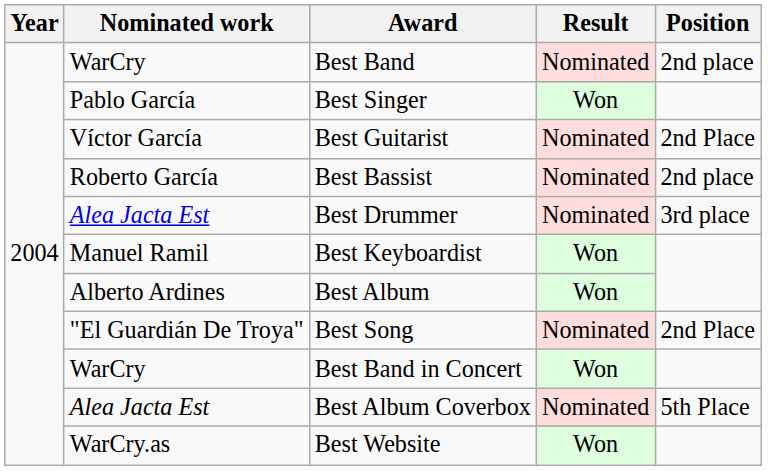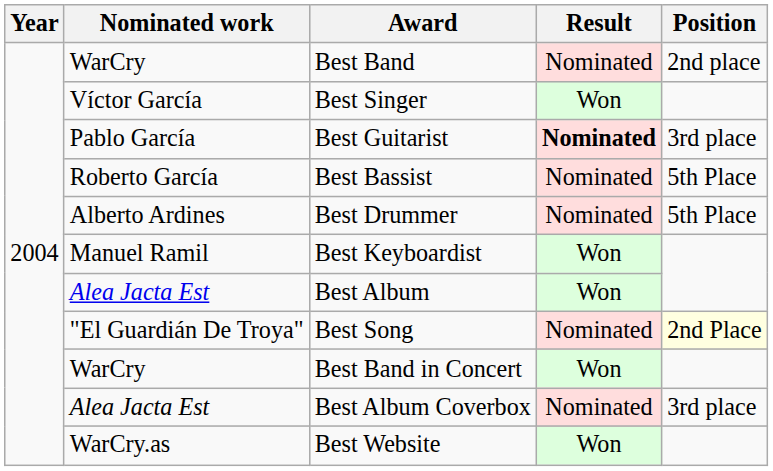(133, 100) Pablo García -> (136, 100) Víctor García
(136, 138) Víctor García -> (133, 138) Pablo García
(596, 138) normal -> (599, 138) bold
(708, 138) 2nd Place -> (712, 138) 3rd place
(707, 176) 2nd place -> (712, 176) 5th Place
(140, 215) Alea Jacta Est -> (147, 215) Alberto Ardines
(705, 215) 3rd place -> (712, 215) 5th Place
(147, 291) Alberto Ardines -> (140, 291) Alea Jacta Est
(708, 330) no background -> (714, 330) lightyellow background
(705, 406) 5th Place -> (712, 406) 3rd place
